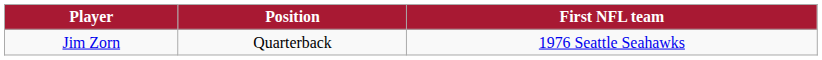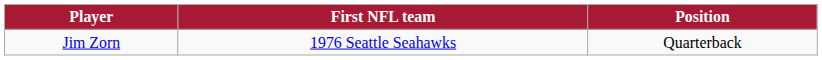columns swapped: (292, 17) <-> (612, 17)
